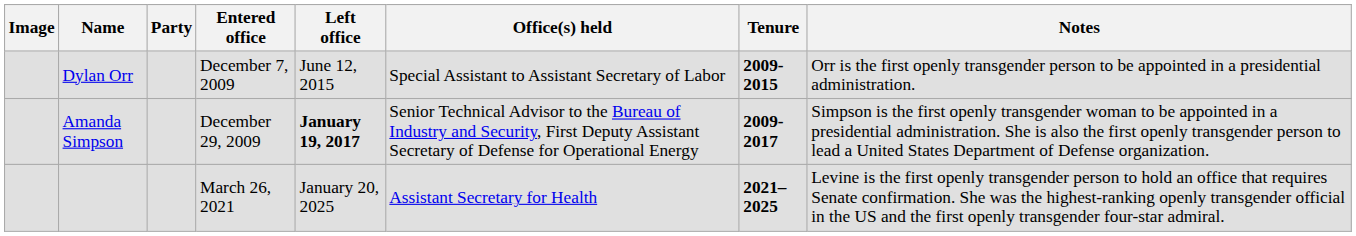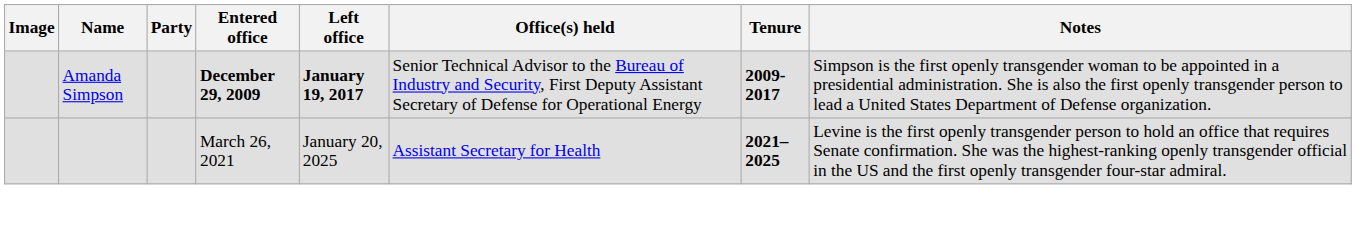- row: (98, 74)
(236, 131) normal -> (237, 84) bold
